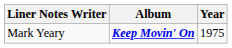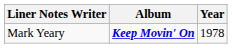(212, 33) 1975 -> (212, 33) 1978
